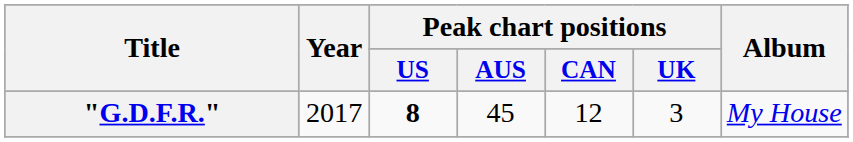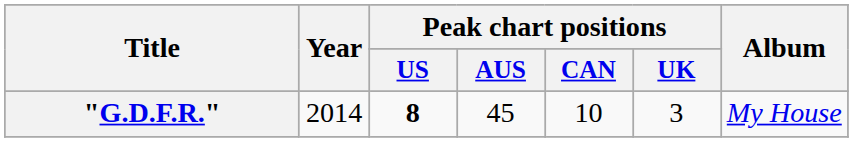(334, 113) 2017 -> (334, 113) 2014
(588, 113) 12 -> (588, 113) 10
